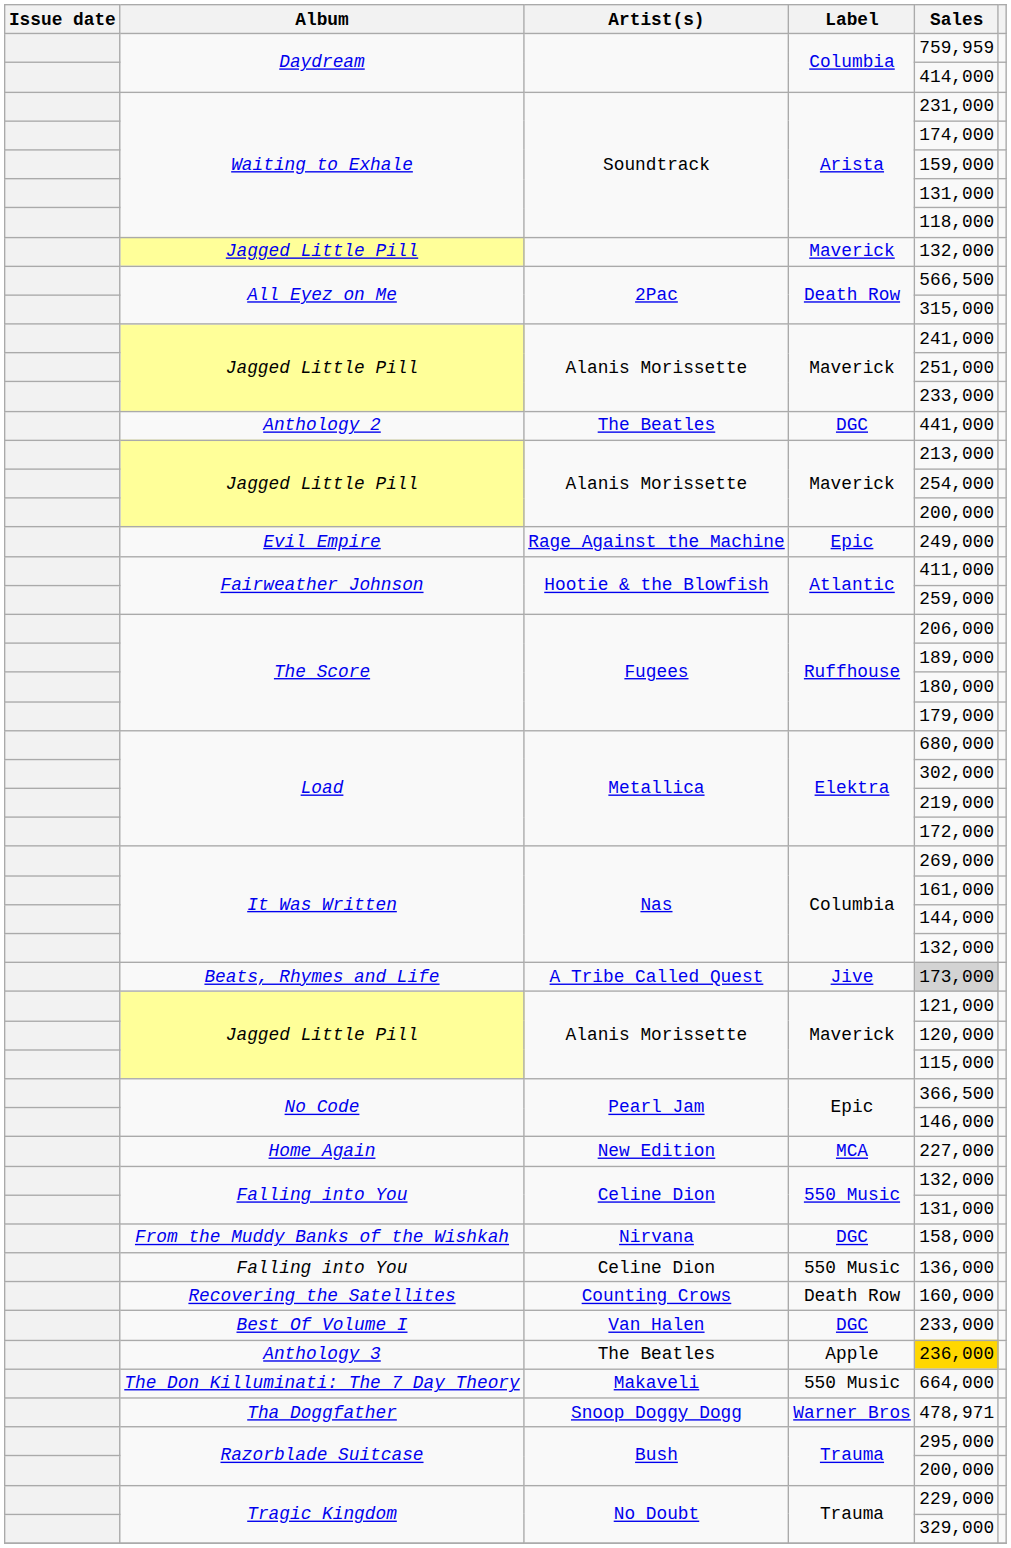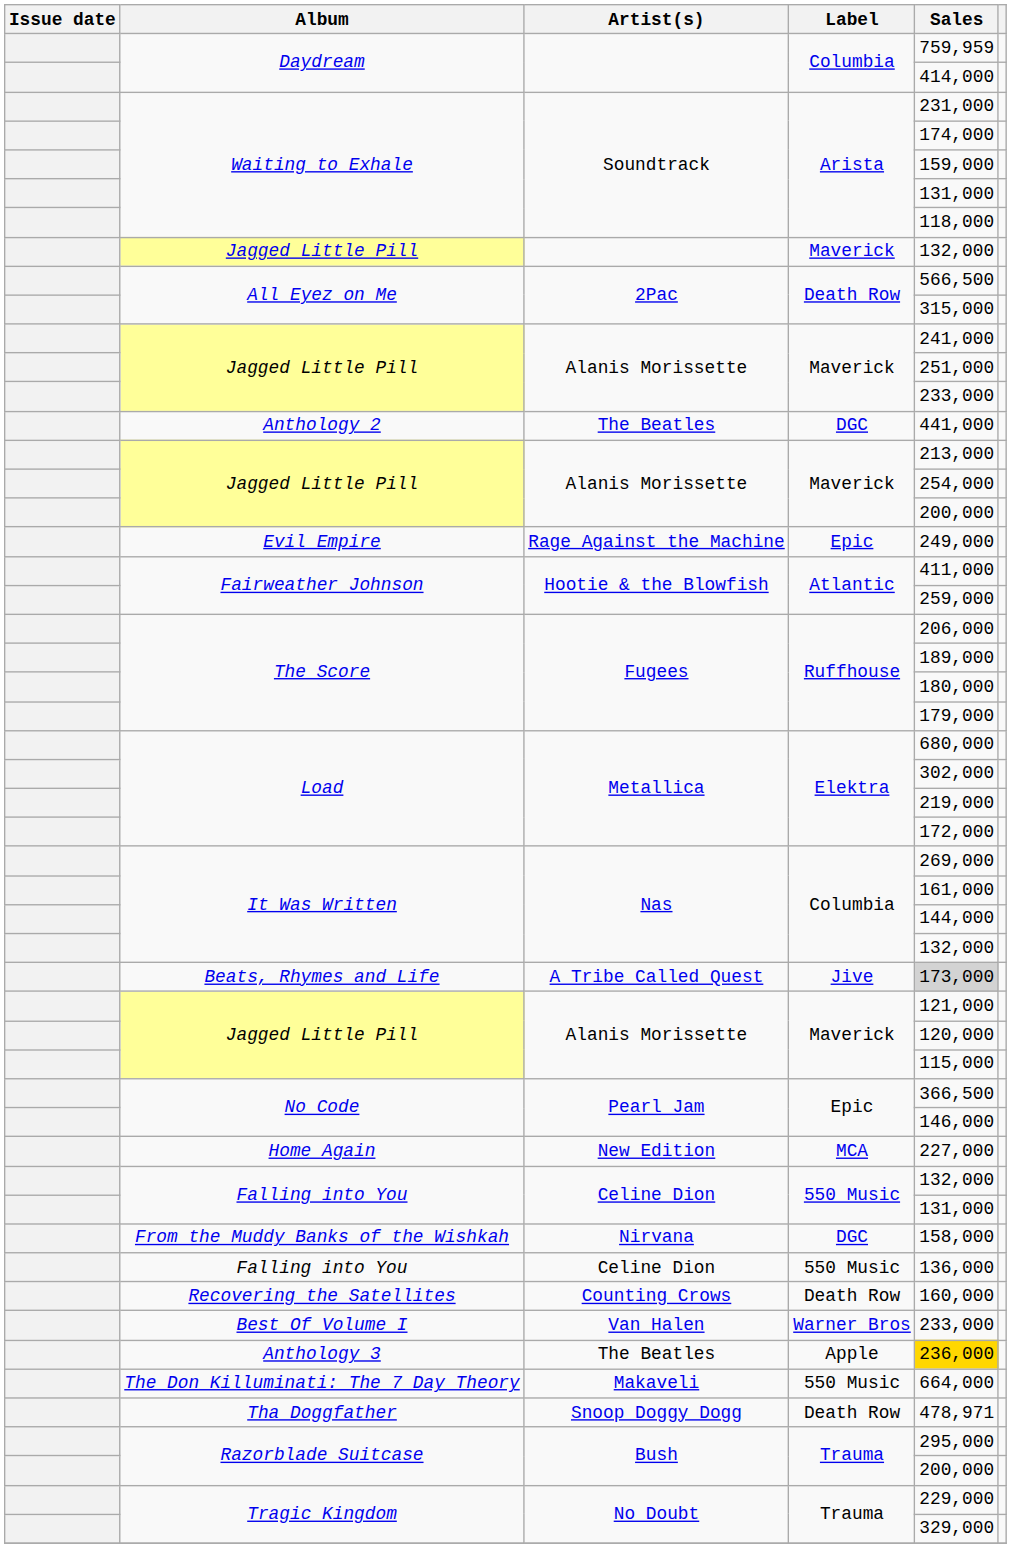(852, 1325) DGC -> (852, 1325) Warner Bros
(852, 1412) Warner Bros -> (852, 1412) Death Row
